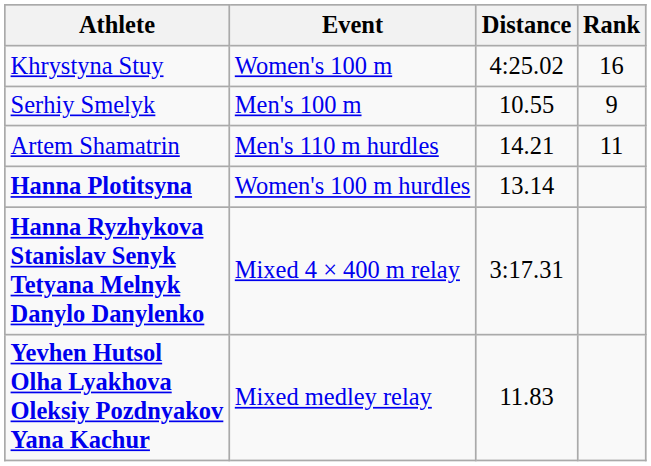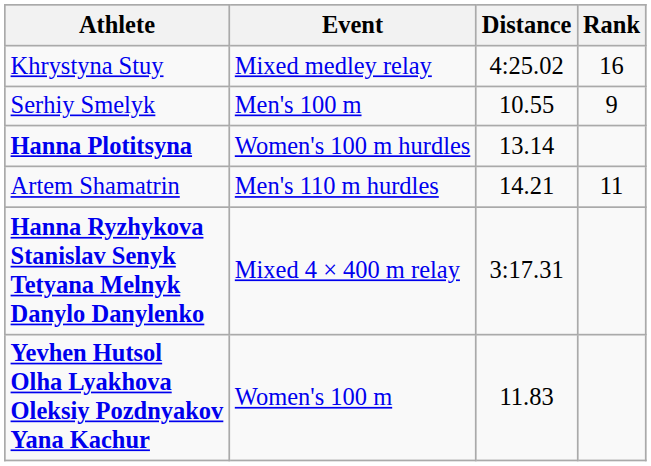(313, 65) Women's 100 m -> (333, 65) Mixed medley relay
rows swapped: (95, 146) <-> (101, 186)
(333, 397) Mixed medley relay -> (313, 397) Women's 100 m
